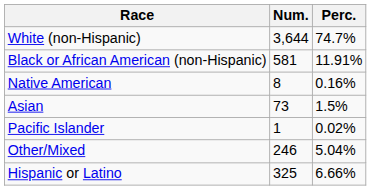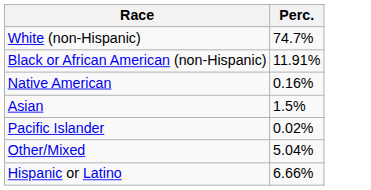- column: (291, 15)
